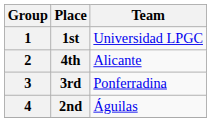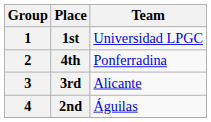(117, 60) Alicante -> (130, 60) Ponferradina
(130, 83) Ponferradina -> (117, 83) Alicante
